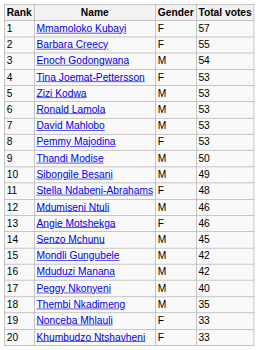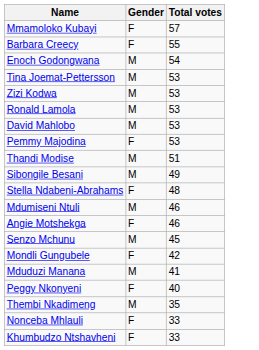- column: (19, 12)
(161, 77) F -> (132, 77) M
(204, 158) 50 -> (174, 158) 51
(162, 256) M -> (131, 256) F
(204, 272) 42 -> (174, 272) 41
(162, 288) M -> (131, 288) F
